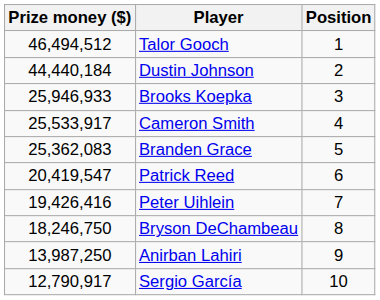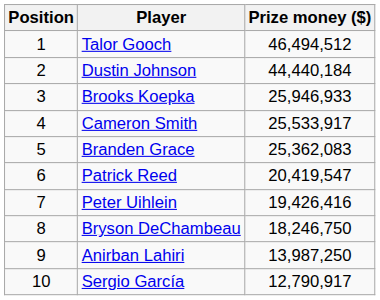columns swapped: (339, 17) <-> (70, 17)
